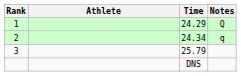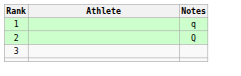- column: (194, 11)
(222, 24) Q -> (194, 24) q
(222, 38) q -> (194, 38) Q
